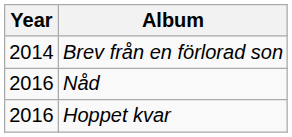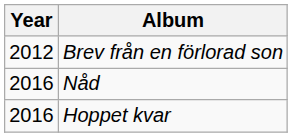(31, 52) 2014 -> (31, 52) 2012
